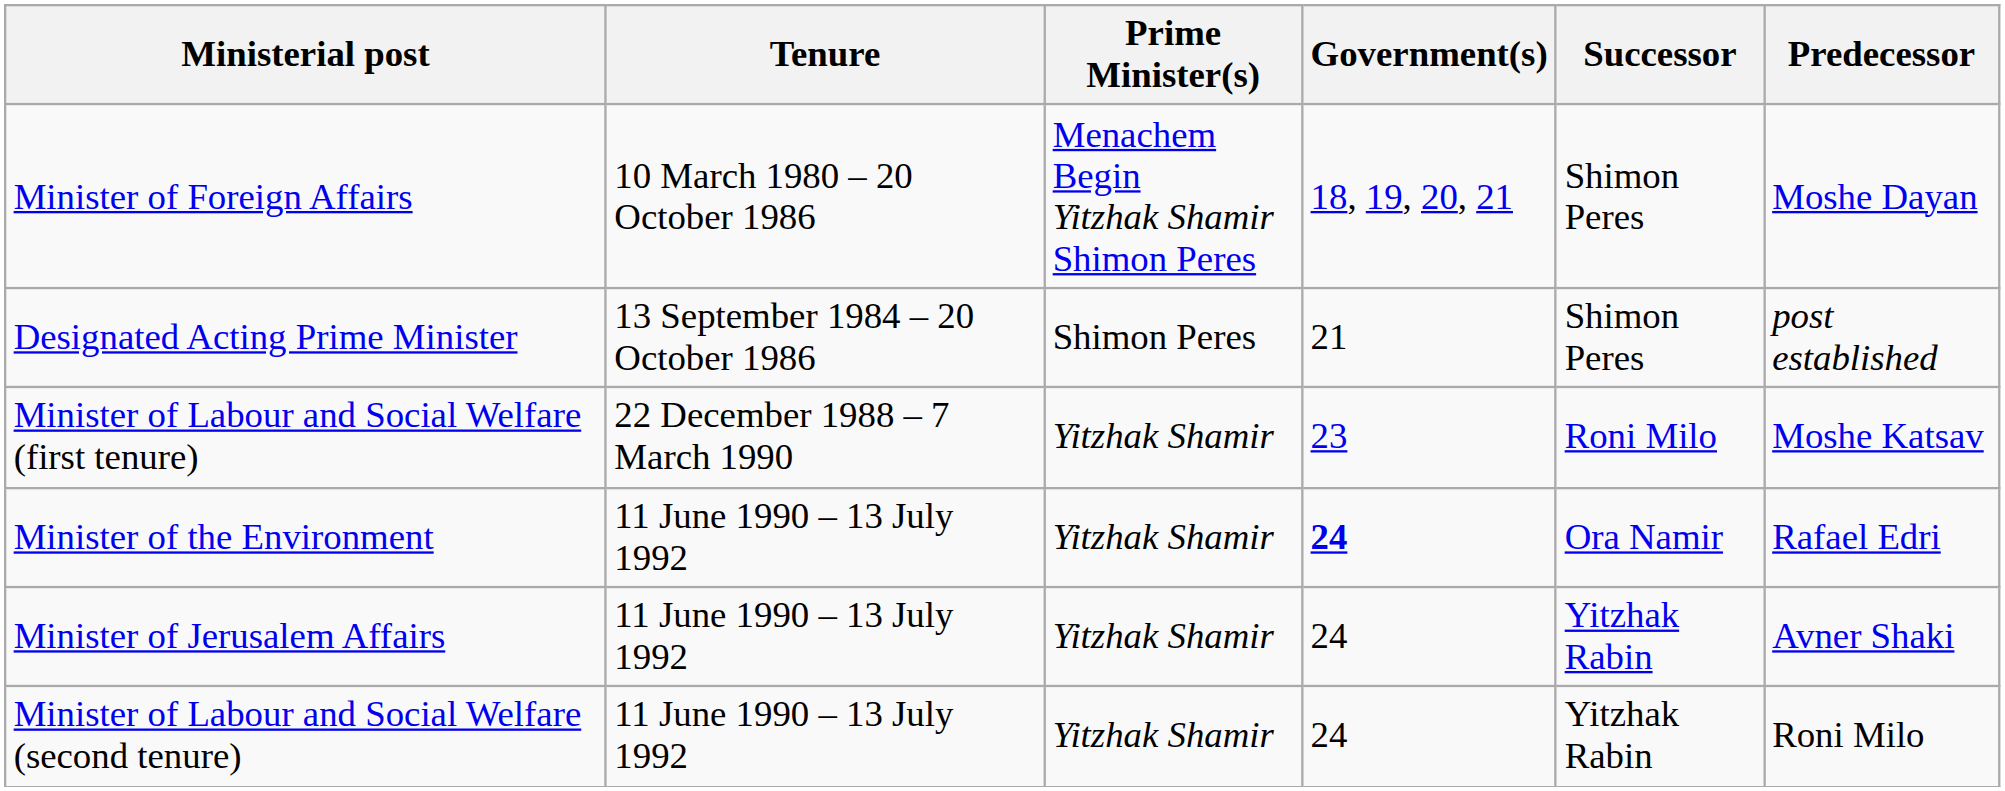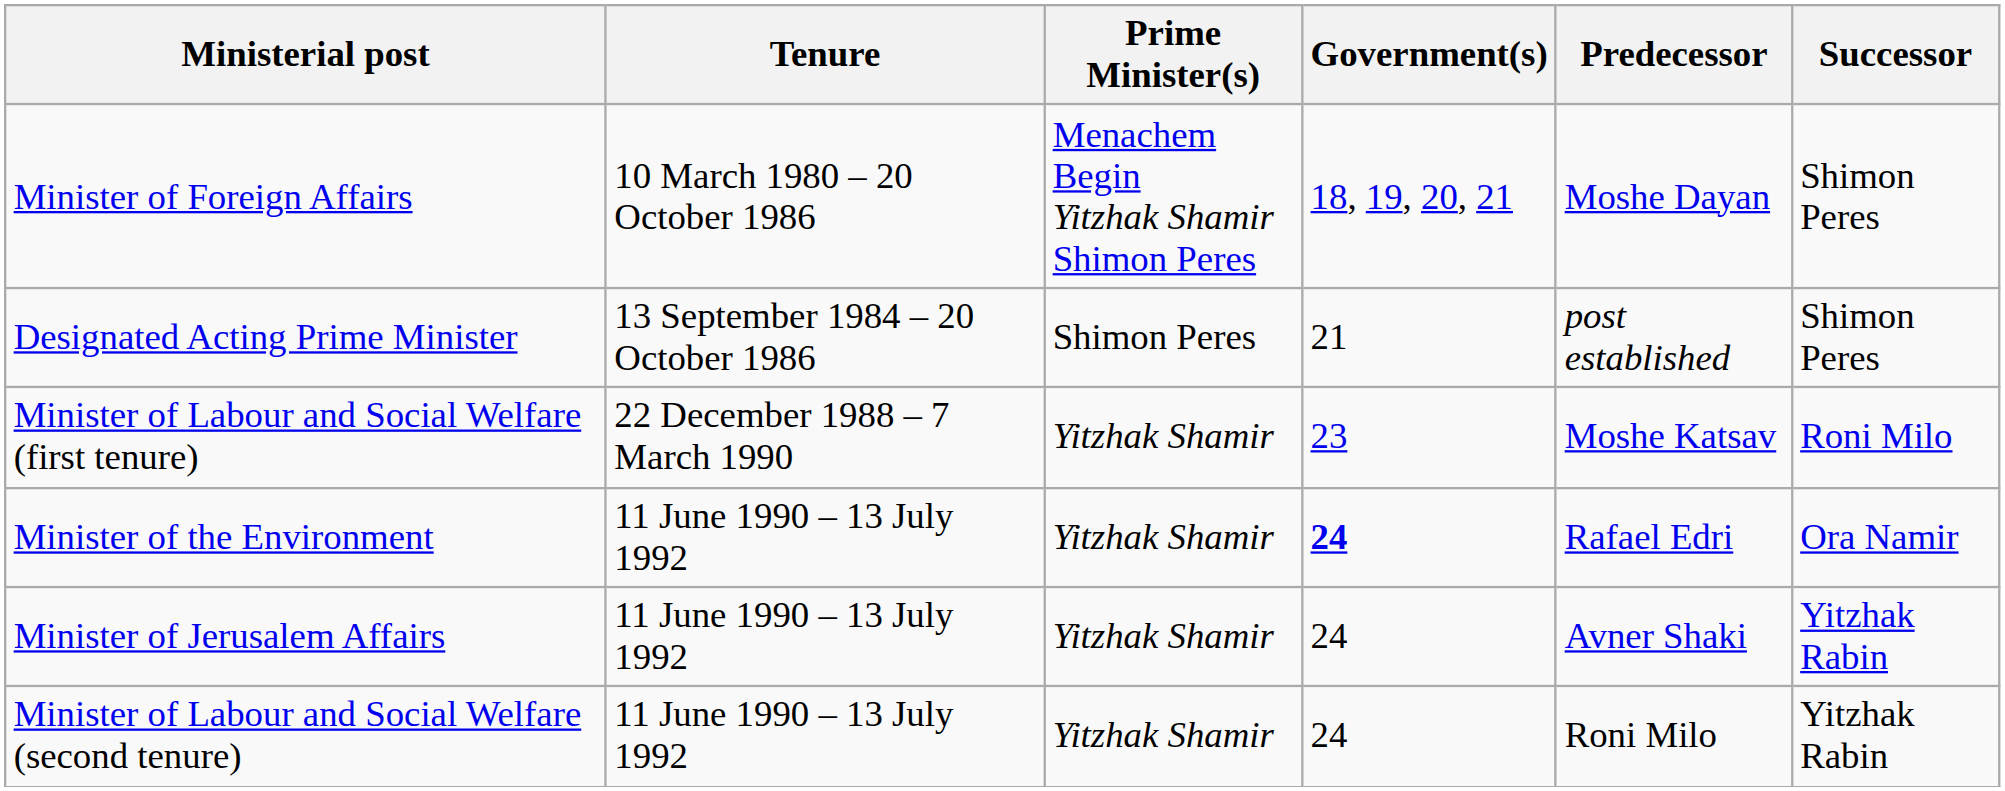columns swapped: (1881, 54) <-> (1660, 54)
